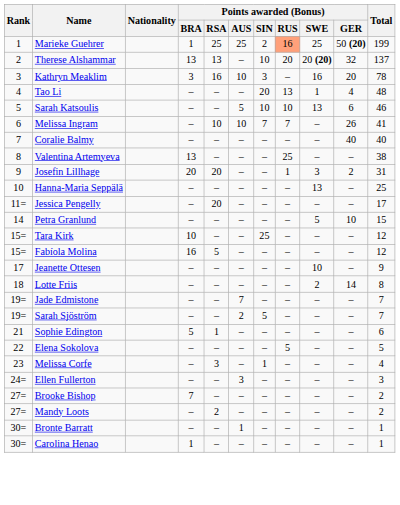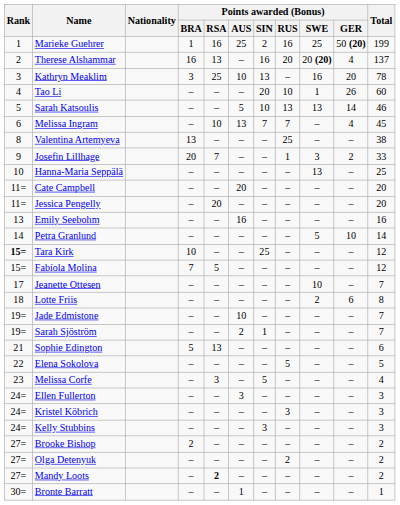(216, 44) 25 -> (216, 44) 16
(288, 44) lightsalmon background -> (288, 44) no background
(191, 60) 13 -> (191, 60) 16
(264, 60) 10 -> (264, 60) 16
(351, 60) 32 -> (351, 60) 4
(216, 76) 16 -> (216, 76) 25
(264, 76) 3 -> (264, 76) 13
(288, 92) 13 -> (288, 92) 10
(351, 92) 4 -> (351, 92) 26
(381, 92) 48 -> (381, 92) 60
(288, 108) 10 -> (288, 108) 13
(351, 108) 6 -> (351, 108) 14
(241, 124) 10 -> (241, 124) 13
(351, 124) 26 -> (351, 124) 4
(381, 124) 41 -> (381, 124) 45
- row: (64, 140)
(216, 172) 20 -> (216, 156) 7
(381, 172) 31 -> (381, 156) 33
+ row: (65, 188)
(381, 204) 17 -> (381, 204) 20
+ row: (67, 220)
(381, 220) 15 -> (381, 236) 14
(18, 236) normal -> (18, 252) bold
(191, 252) 16 -> (191, 268) 7
(381, 268) 9 -> (381, 284) 7
(351, 284) 14 -> (351, 300) 6
(241, 300) 7 -> (241, 316) 10
(264, 316) 5 -> (264, 332) 1
(216, 332) 1 -> (216, 348) 13
(264, 364) 1 -> (264, 380) 5
+ row: (66, 412)
+ row: (65, 428)
(191, 396) 7 -> (191, 444) 2
+ row: (65, 460)
(216, 412) normal -> (216, 476) bold
- row: (67, 444)
